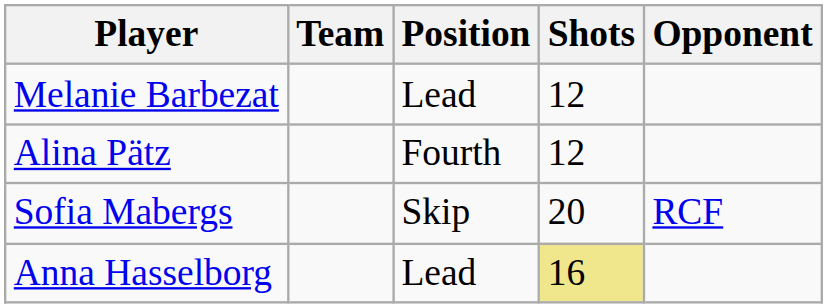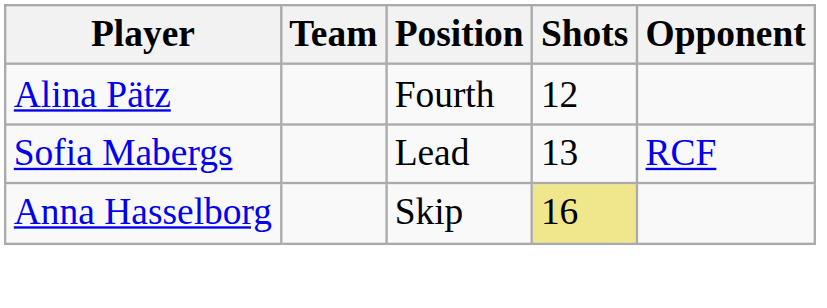- row: (146, 93)
(436, 212) Skip -> (432, 152) Lead
(566, 212) 20 -> (560, 152) 13
(439, 271) Lead -> (429, 212) Skip
